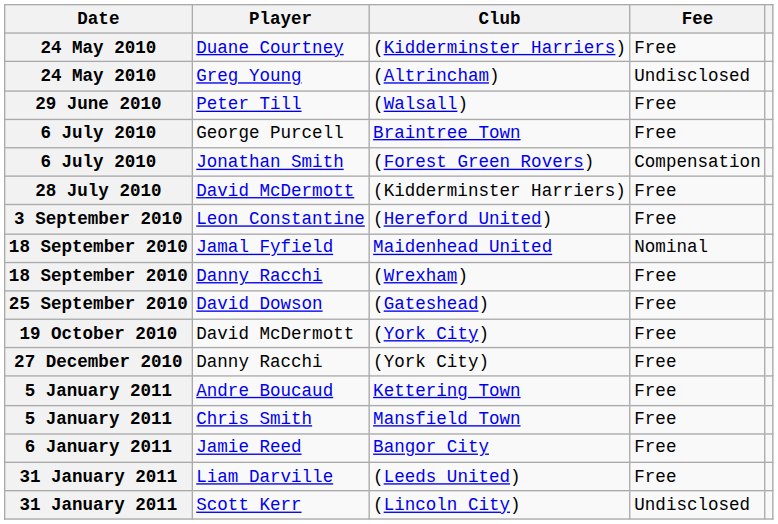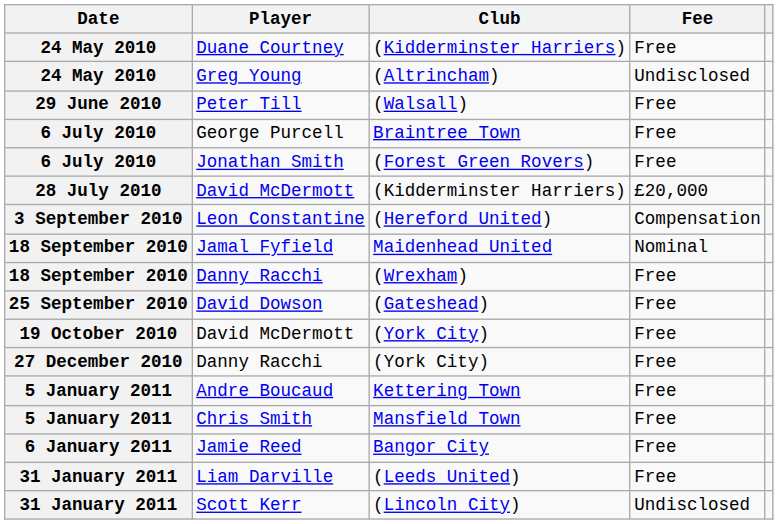(697, 162) Compensation -> (655, 162) Free
(655, 191) Free -> (671, 191) £20,000
(655, 219) Free -> (697, 219) Compensation
